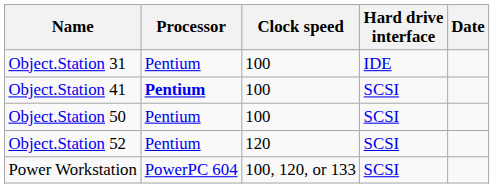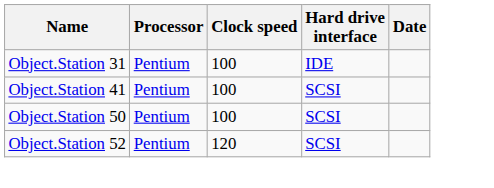(175, 90) bold -> (162, 90) normal
- row: (73, 169)
